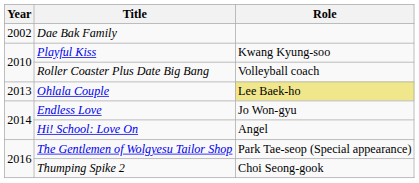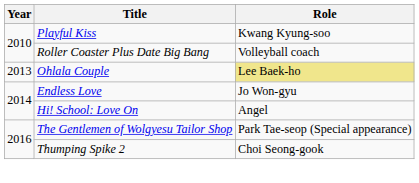- row: (77, 33)
